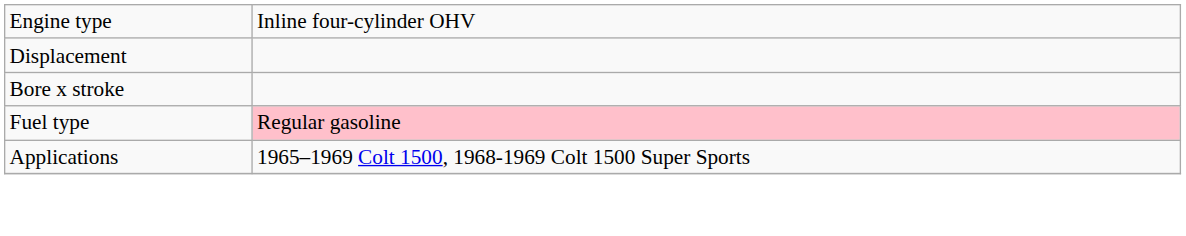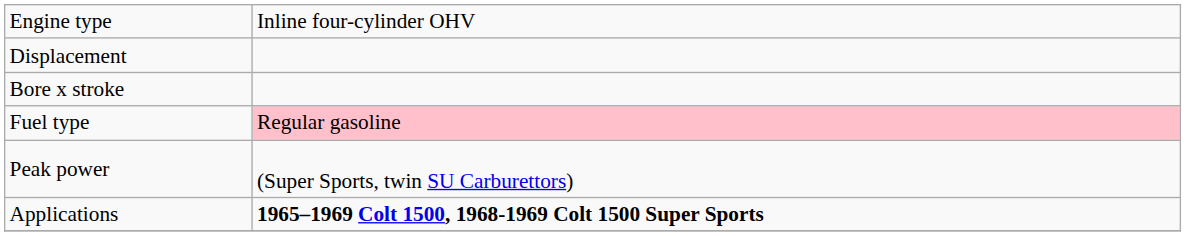+ row: (60, 168)
(504, 156) normal -> (510, 214) bold
